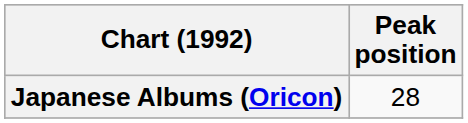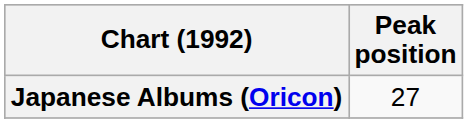(405, 96) 28 -> (405, 96) 27
